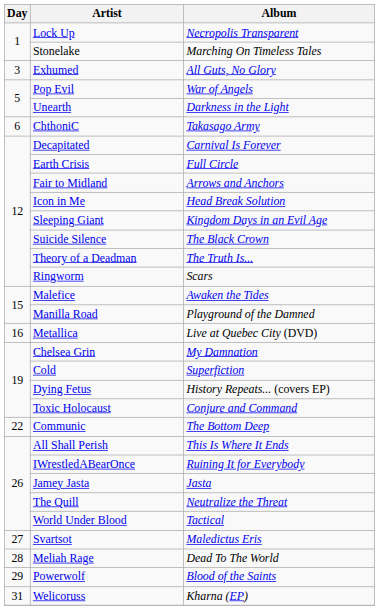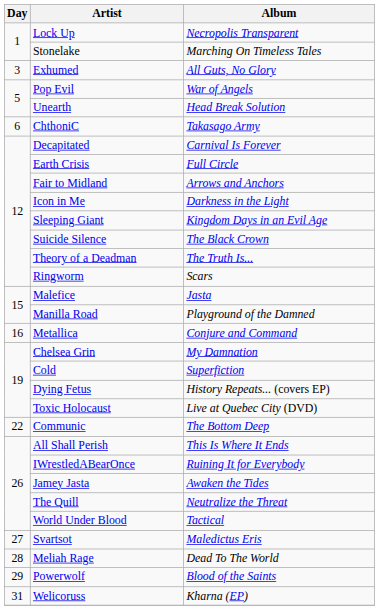(238, 107) Darkness in the Light -> (236, 107) Head Break Solution
(236, 201) Head Break Solution -> (238, 201) Darkness in the Light
(228, 295) Awaken the Tides -> (199, 295) Jasta
(252, 333) Live at Quebec City (DVD) -> (242, 333) Conjure and Command
(242, 408) Conjure and Command -> (252, 408) Live at Quebec City (DVD)
(199, 483) Jasta -> (228, 483) Awaken the Tides
